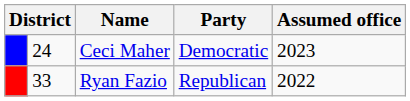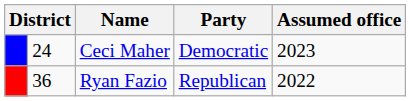(42, 80) 33 -> (42, 80) 36
